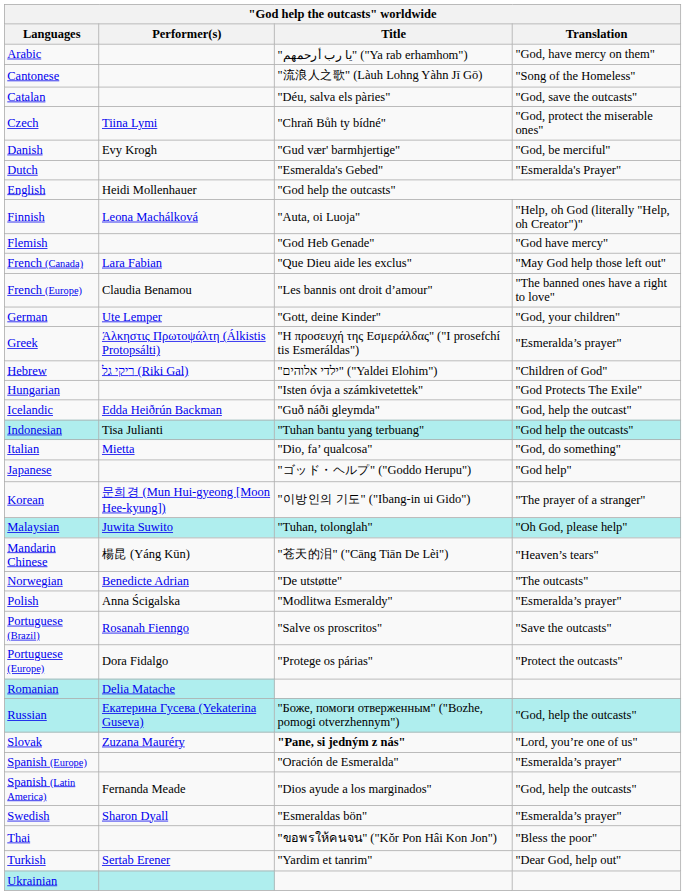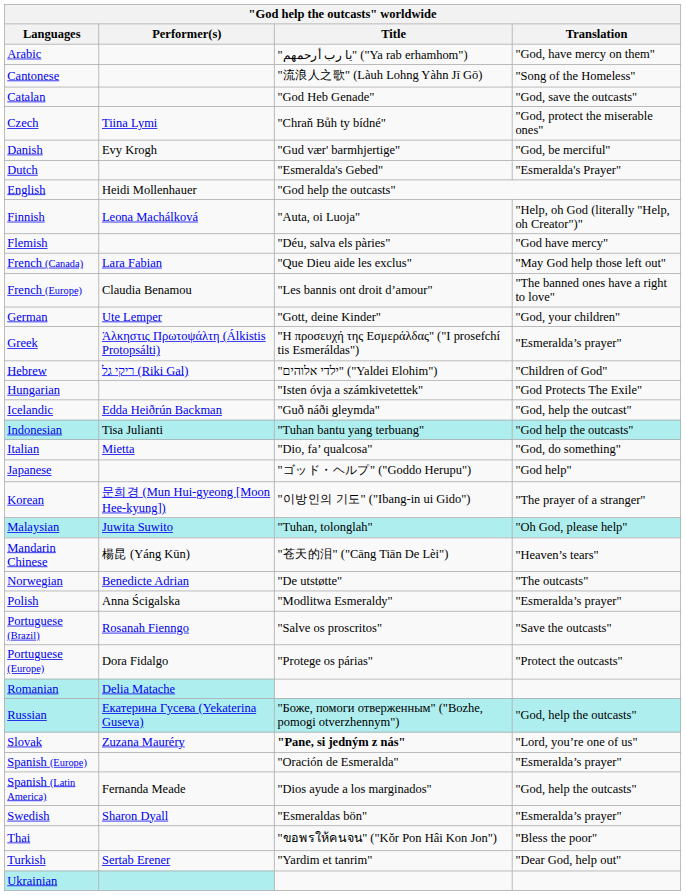(334, 96) "Déu, salva els pàries" -> (326, 96) "God Heb Genade"
(326, 243) "God Heb Genade" -> (334, 243) "Déu, salva els pàries"
